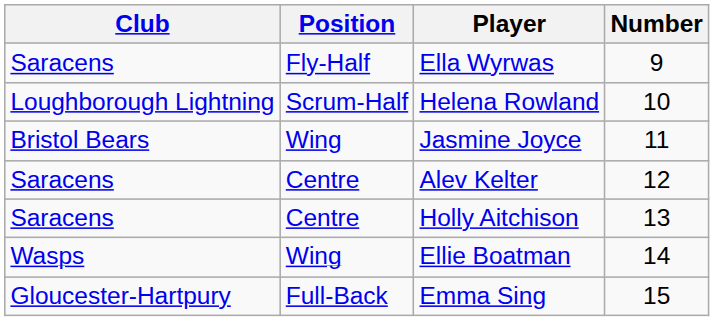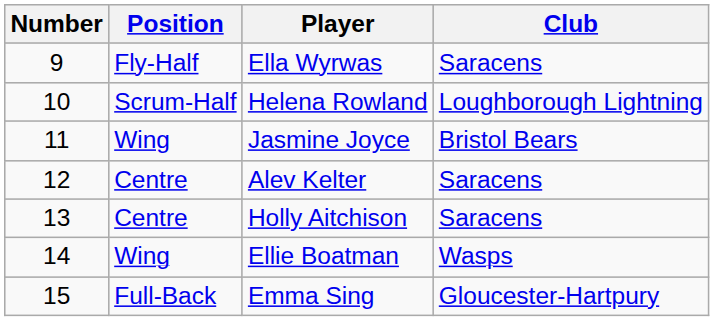columns swapped: (657, 23) <-> (142, 23)
